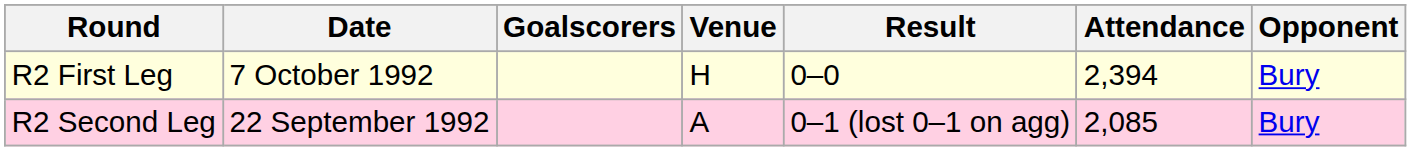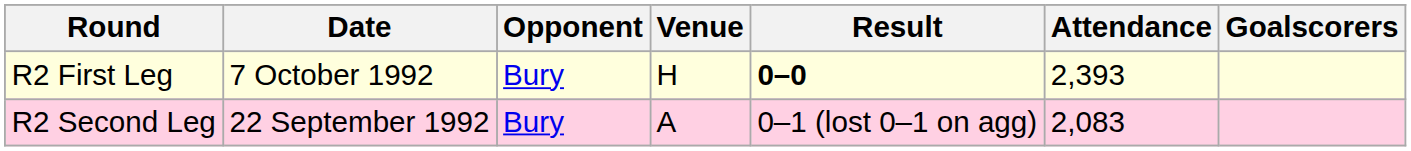columns swapped: (1328, 27) <-> (590, 27)
(815, 74) normal -> (782, 74) bold
(1121, 74) 2,394 -> (1088, 74) 2,393
(1121, 121) 2,085 -> (1088, 121) 2,083
